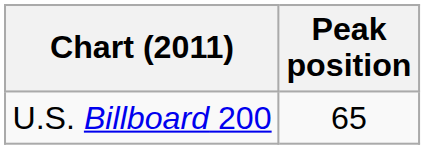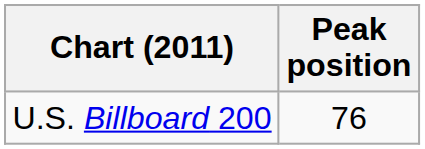(349, 117) 65 -> (349, 117) 76
